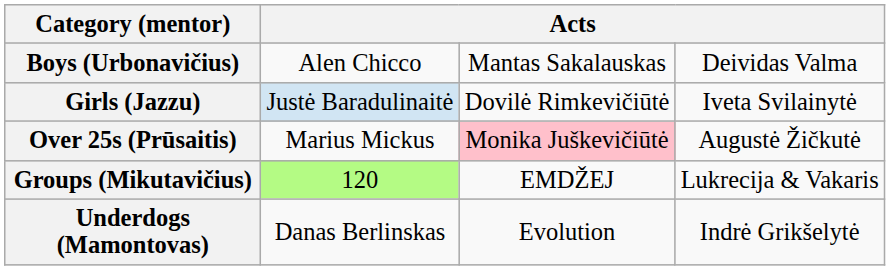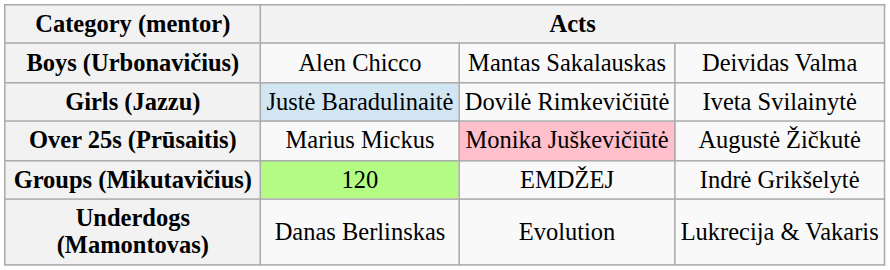(780, 179) Lukrecija & Vakaris -> (780, 179) Indrė Grikšelytė
(780, 231) Indrė Grikšelytė -> (780, 231) Lukrecija & Vakaris
